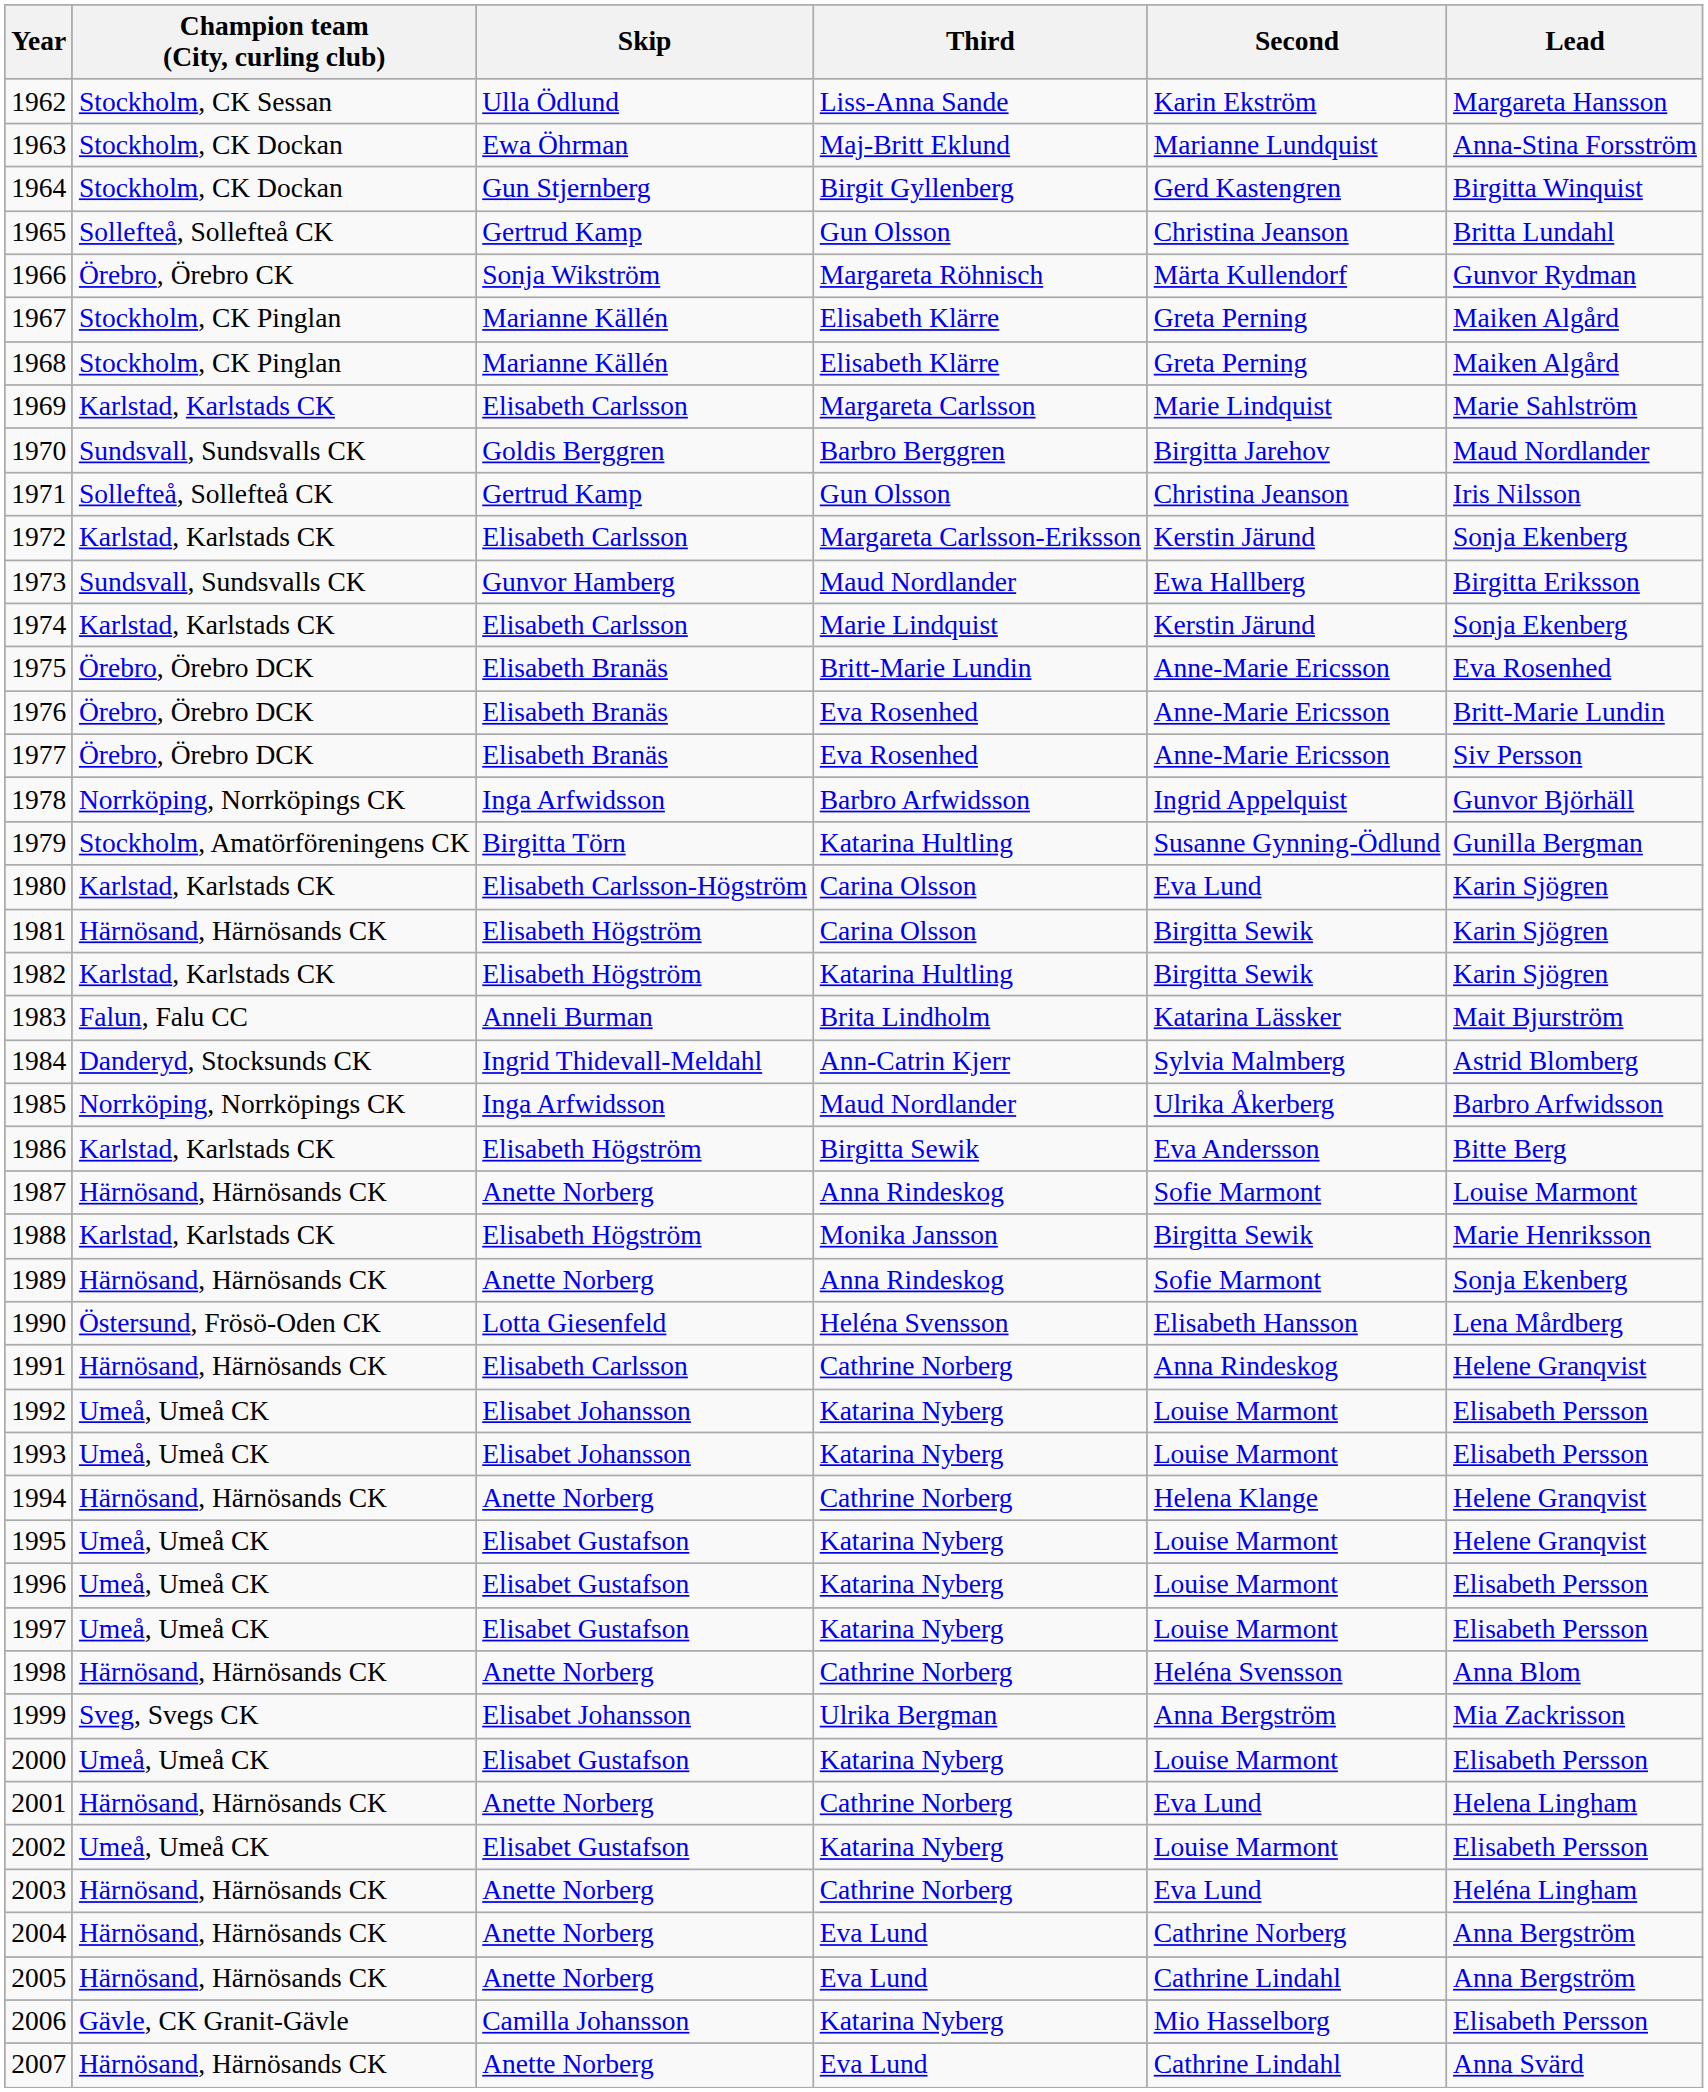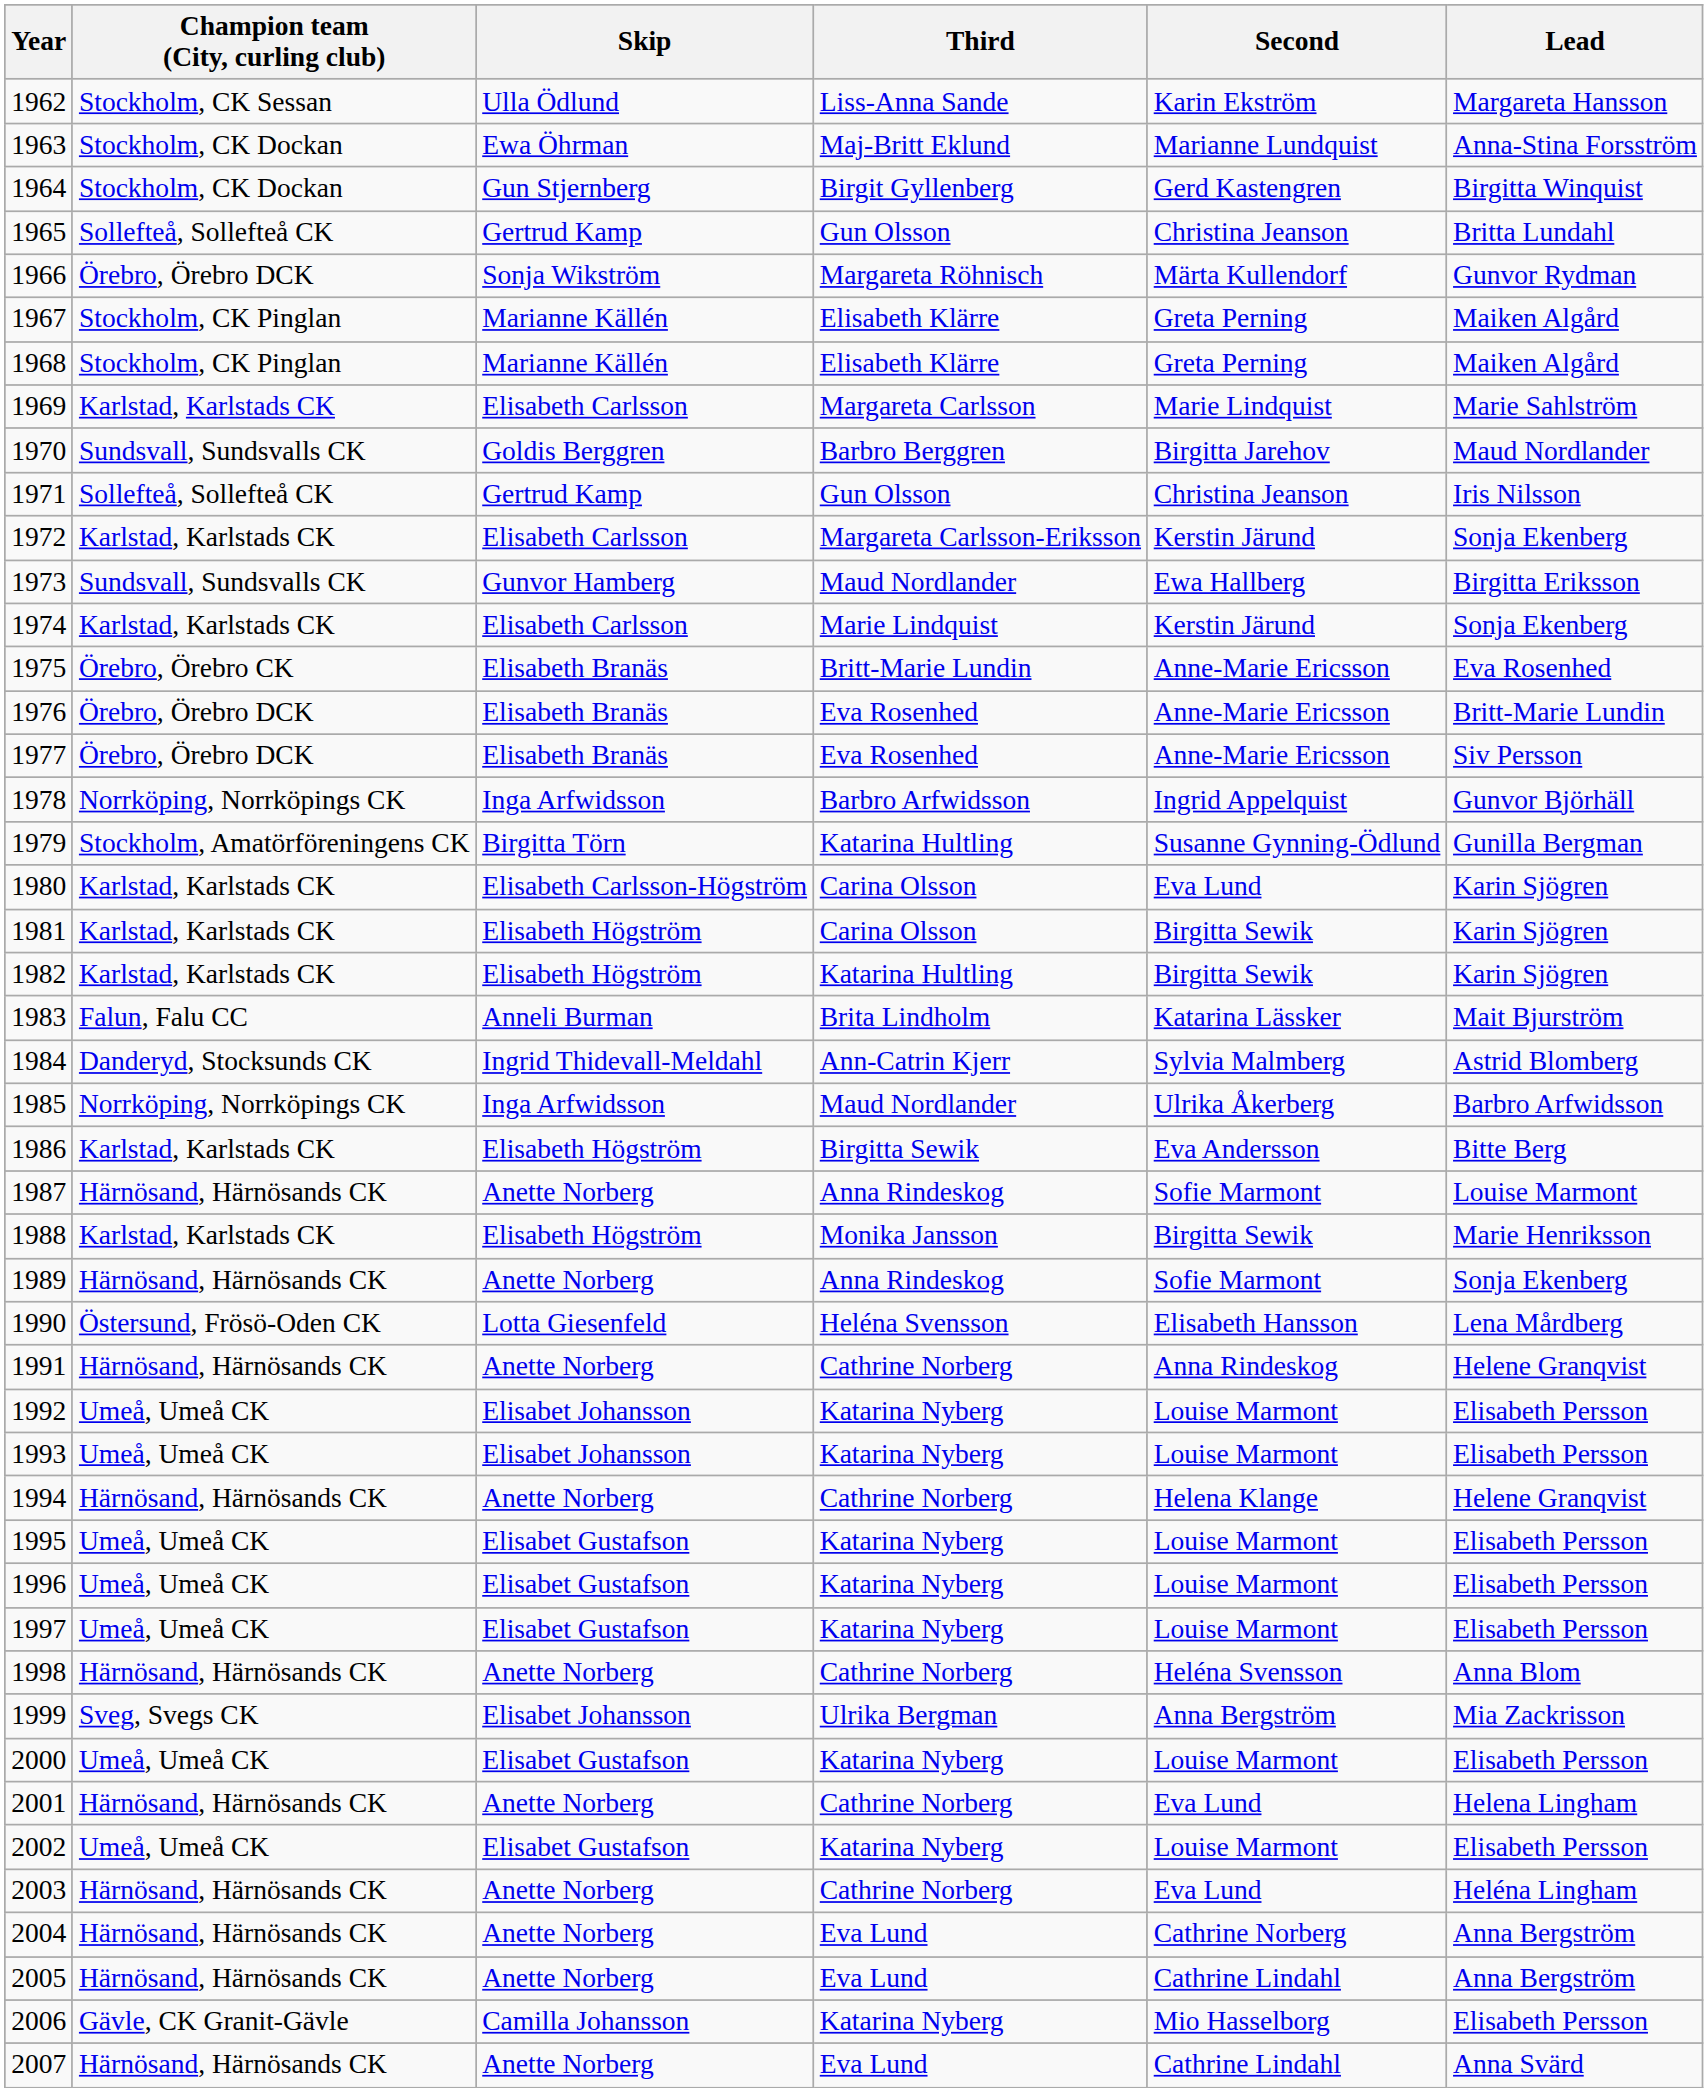(186, 275) Örebro, Örebro CK -> (196, 275) Örebro, Örebro DCK
(196, 668) Örebro, Örebro DCK -> (186, 668) Örebro, Örebro CK
(233, 930) Härnösand, Härnösands CK -> (207, 930) Karlstad, Karlstads CK
(585, 1366) Elisabeth Carlsson -> (568, 1366) Anette Norberg
(1550, 1541) Helene Granqvist -> (1551, 1541) Elisabeth Persson
